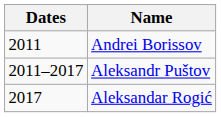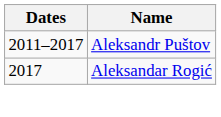- row: (146, 44)
